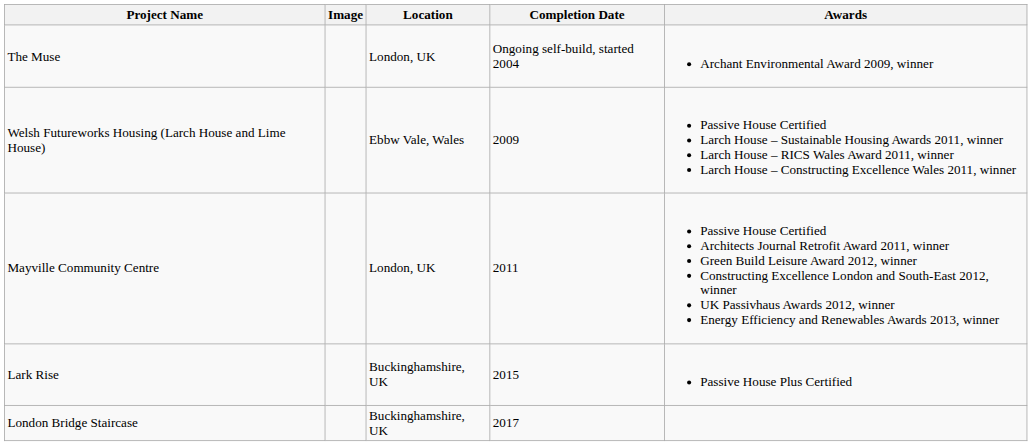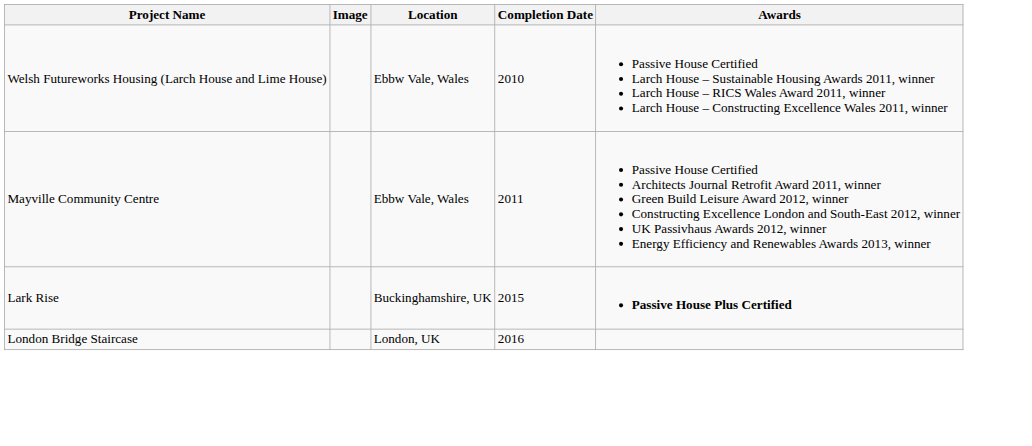- row: (34, 56)
(506, 140) 2009 -> (511, 78) 2010
(402, 268) London, UK -> (421, 199) Ebbw Vale, Wales
(846, 382) normal -> (780, 305) bold
(417, 423) Buckinghamshire, UK -> (407, 339) London, UK
(506, 423) 2017 -> (511, 339) 2016
